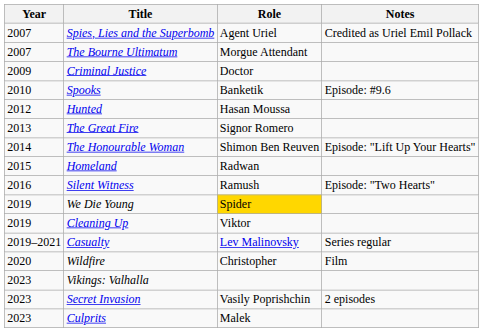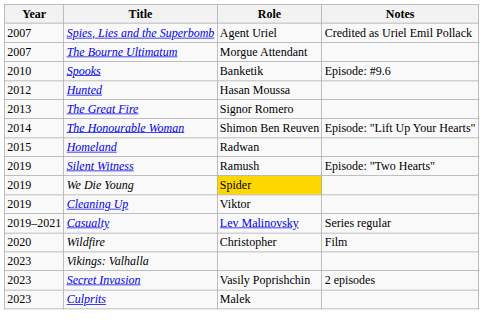- row: (107, 71)
(19, 185) 2016 -> (19, 166) 2019
